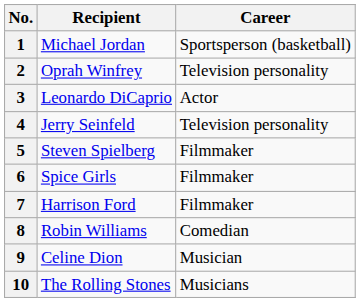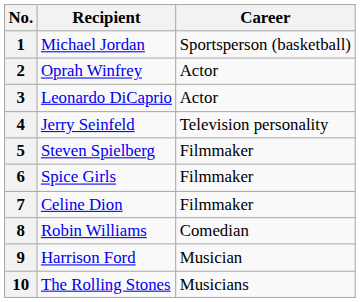(254, 71) Television personality -> (199, 71) Actor
(88, 204) Harrison Ford -> (82, 204) Celine Dion
(82, 257) Celine Dion -> (88, 257) Harrison Ford
